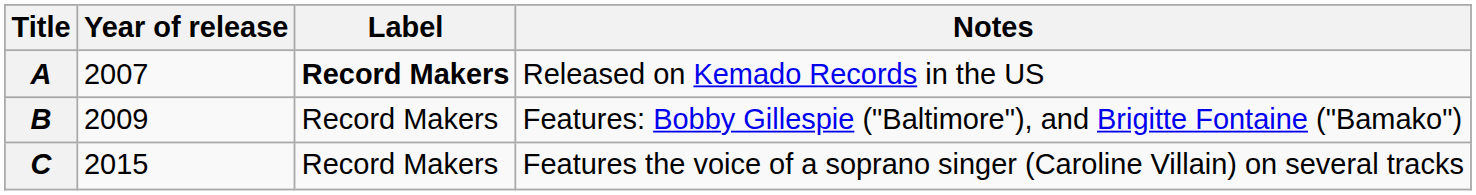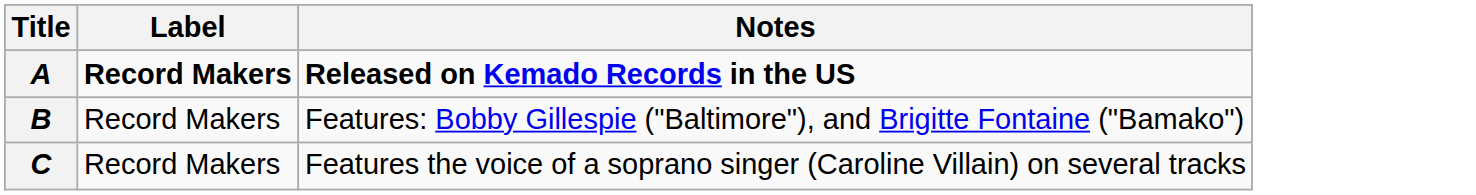- column: (186, 27)
(784, 73) normal -> (580, 73) bold
